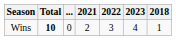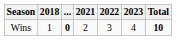columns swapped: (159, 12) <-> (50, 12)
(69, 27) normal -> (67, 27) bold
